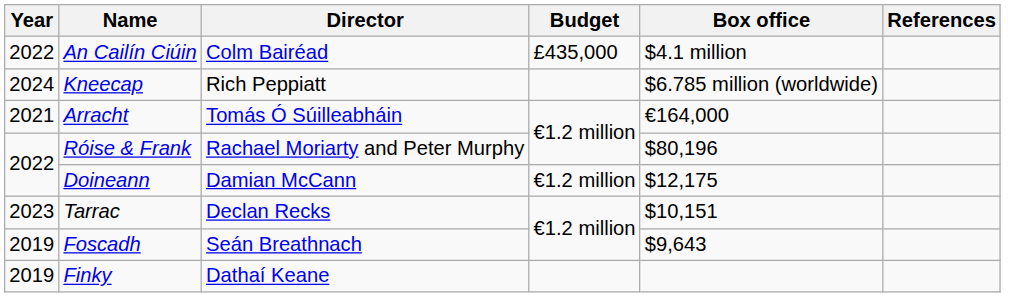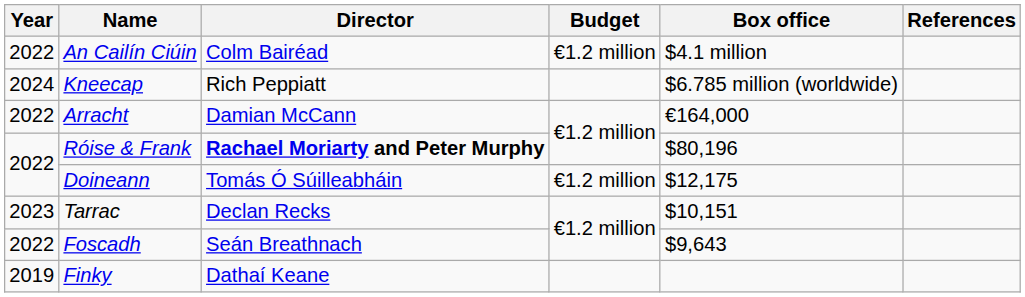(576, 52) £435,000 -> (605, 52) €1.2 million
(32, 116) 2021 -> (32, 116) 2022
(304, 116) Tomás Ó Súilleabháin -> (281, 116) Damian McCann
(365, 148) normal -> (375, 148) bold
(281, 180) Damian McCann -> (304, 180) Tomás Ó Súilleabháin
(32, 244) 2019 -> (32, 244) 2022
